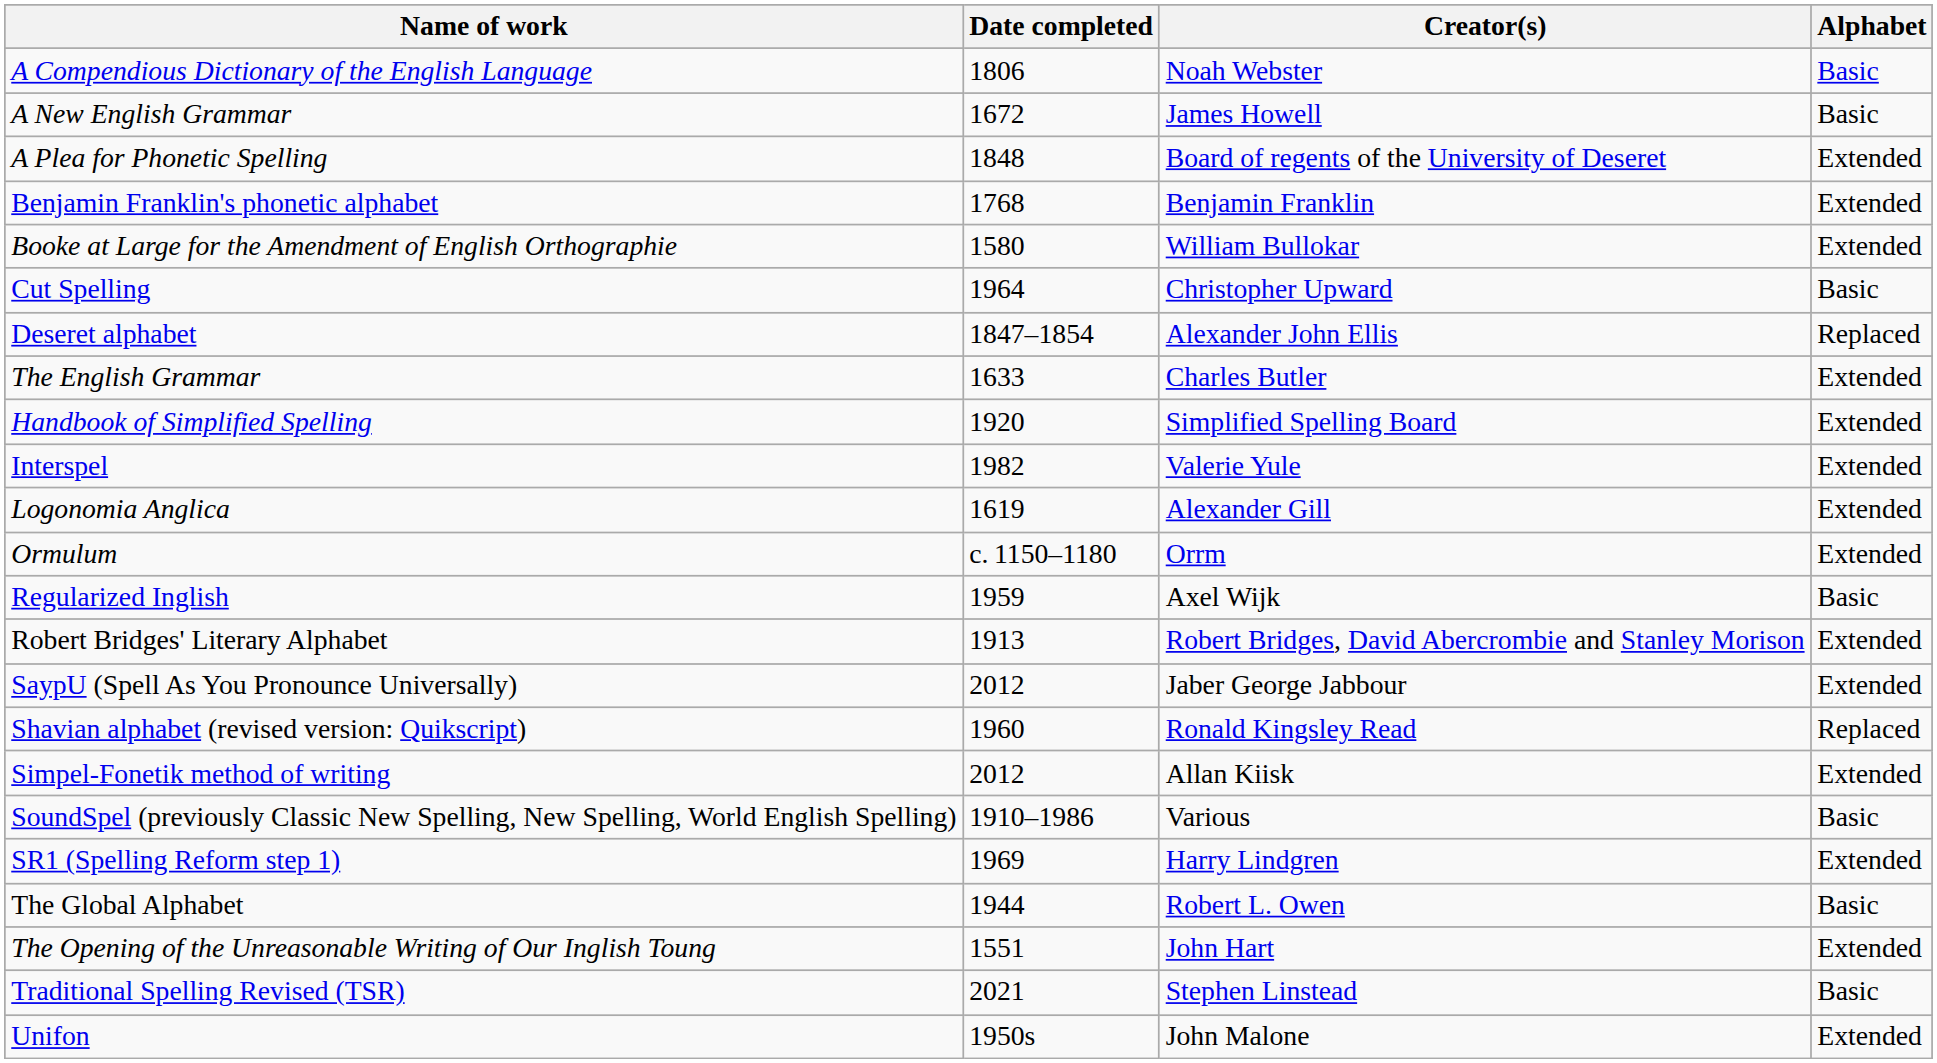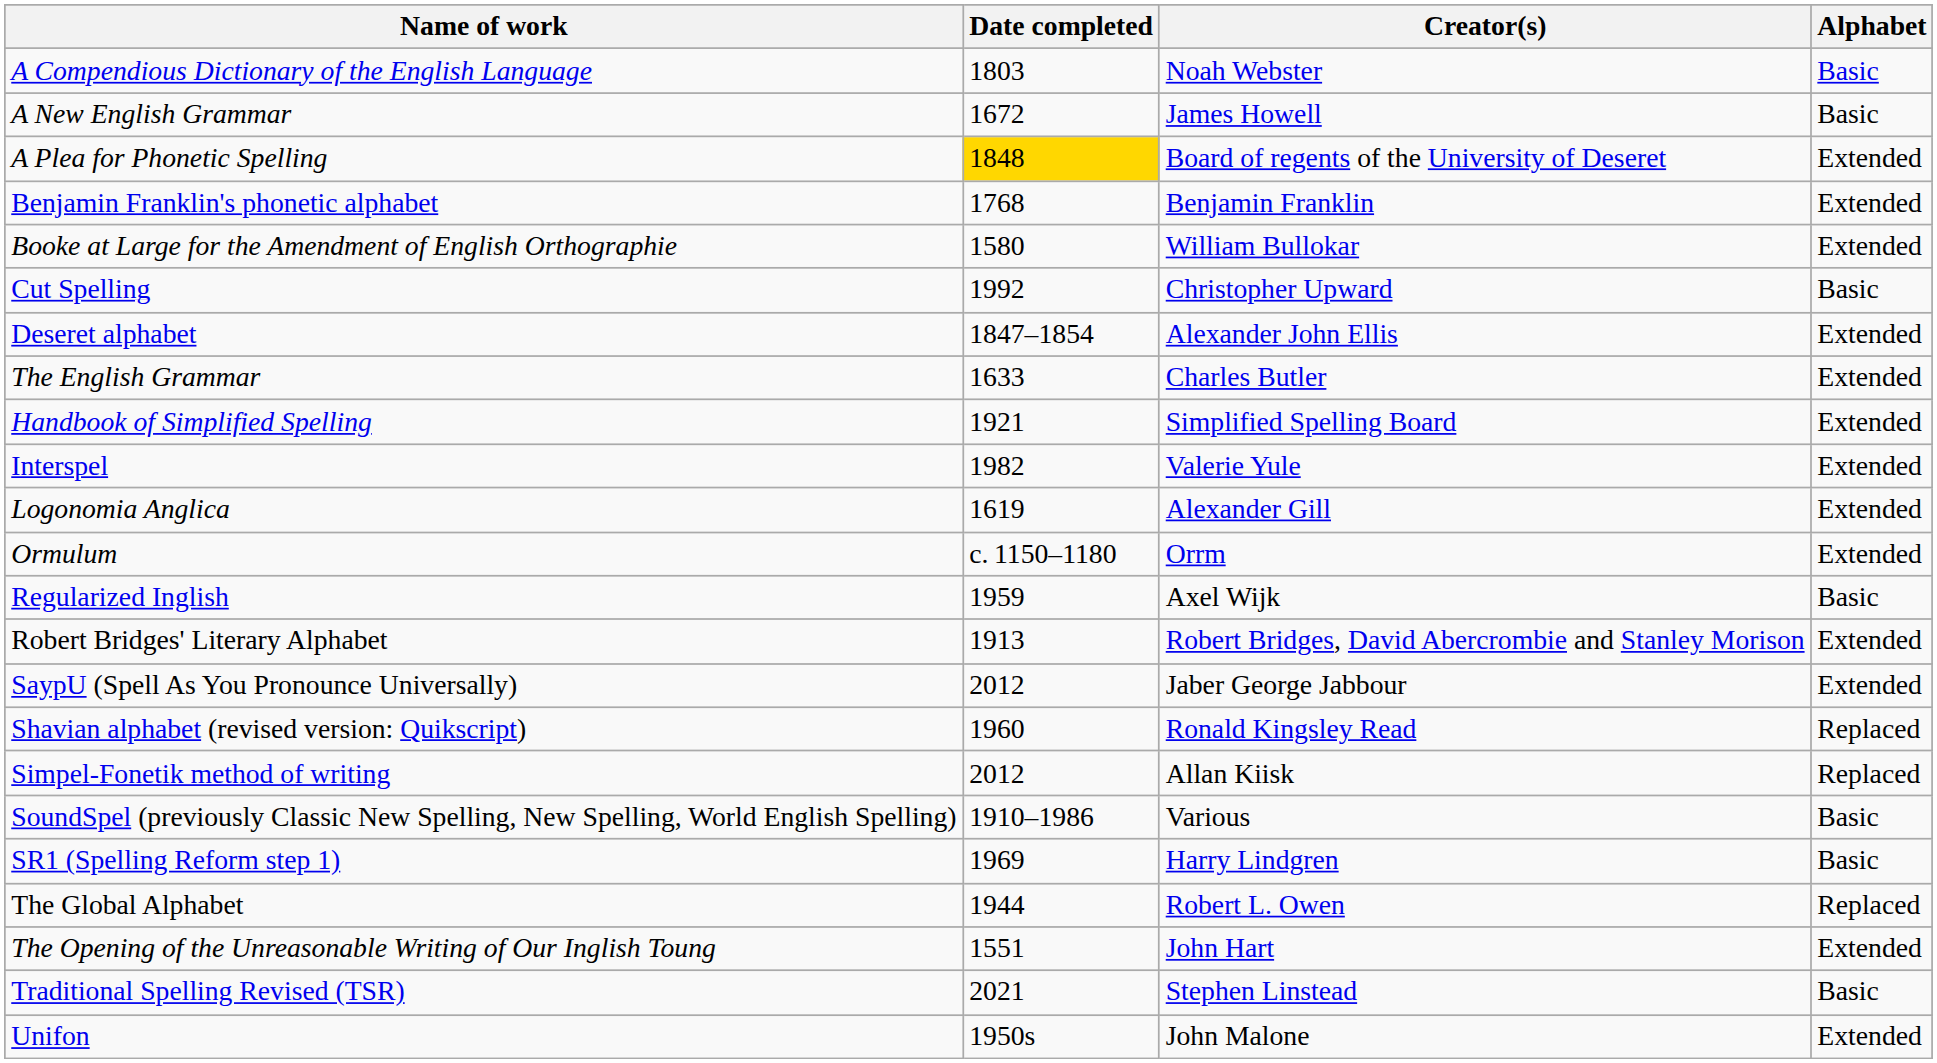(997, 70) 1806 -> (997, 70) 1803
(997, 158) no background -> (997, 158) gold background
(997, 289) 1964 -> (997, 289) 1992
(1869, 333) Replaced -> (1870, 333) Extended
(997, 421) 1920 -> (997, 421) 1921
(1870, 772) Extended -> (1869, 772) Replaced
(1870, 860) Extended -> (1848, 860) Basic
(1848, 904) Basic -> (1869, 904) Replaced
